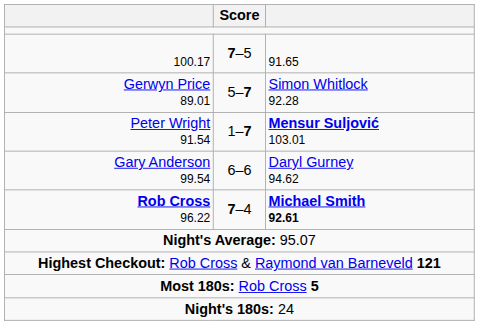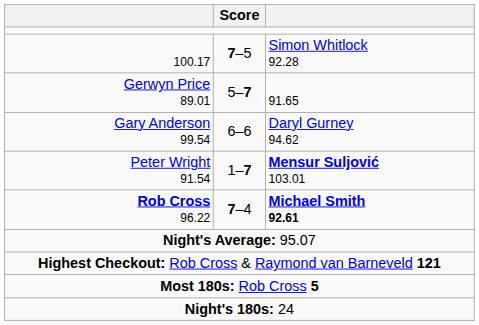(284, 62) 91.65 -> (318, 53) Simon Whitlock 92.28
(318, 92) Simon Whitlock 92.28 -> (284, 101) 91.65
rows swapped: (170, 131) <-> (162, 170)
